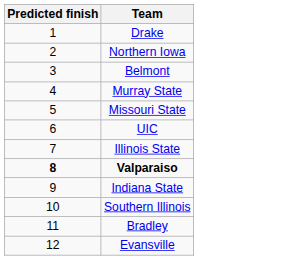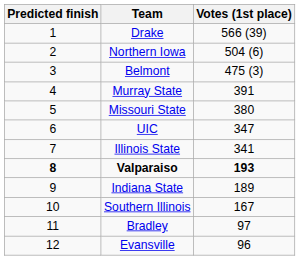+ column: (244, 14)
